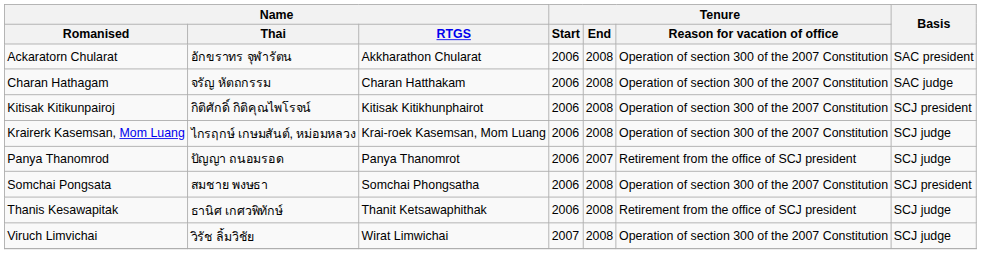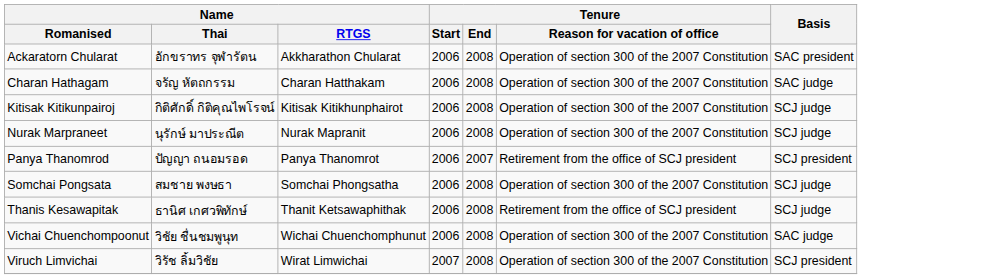(933, 108) SCJ president -> (803, 108) SCJ judge
- row: (96, 133)
+ row: (57, 133)
(922, 159) SCJ judge -> (813, 159) SCJ president
(933, 185) SCJ president -> (803, 185) SCJ judge
+ row: (78, 236)
(922, 236) SCJ judge -> (813, 261) SCJ president
